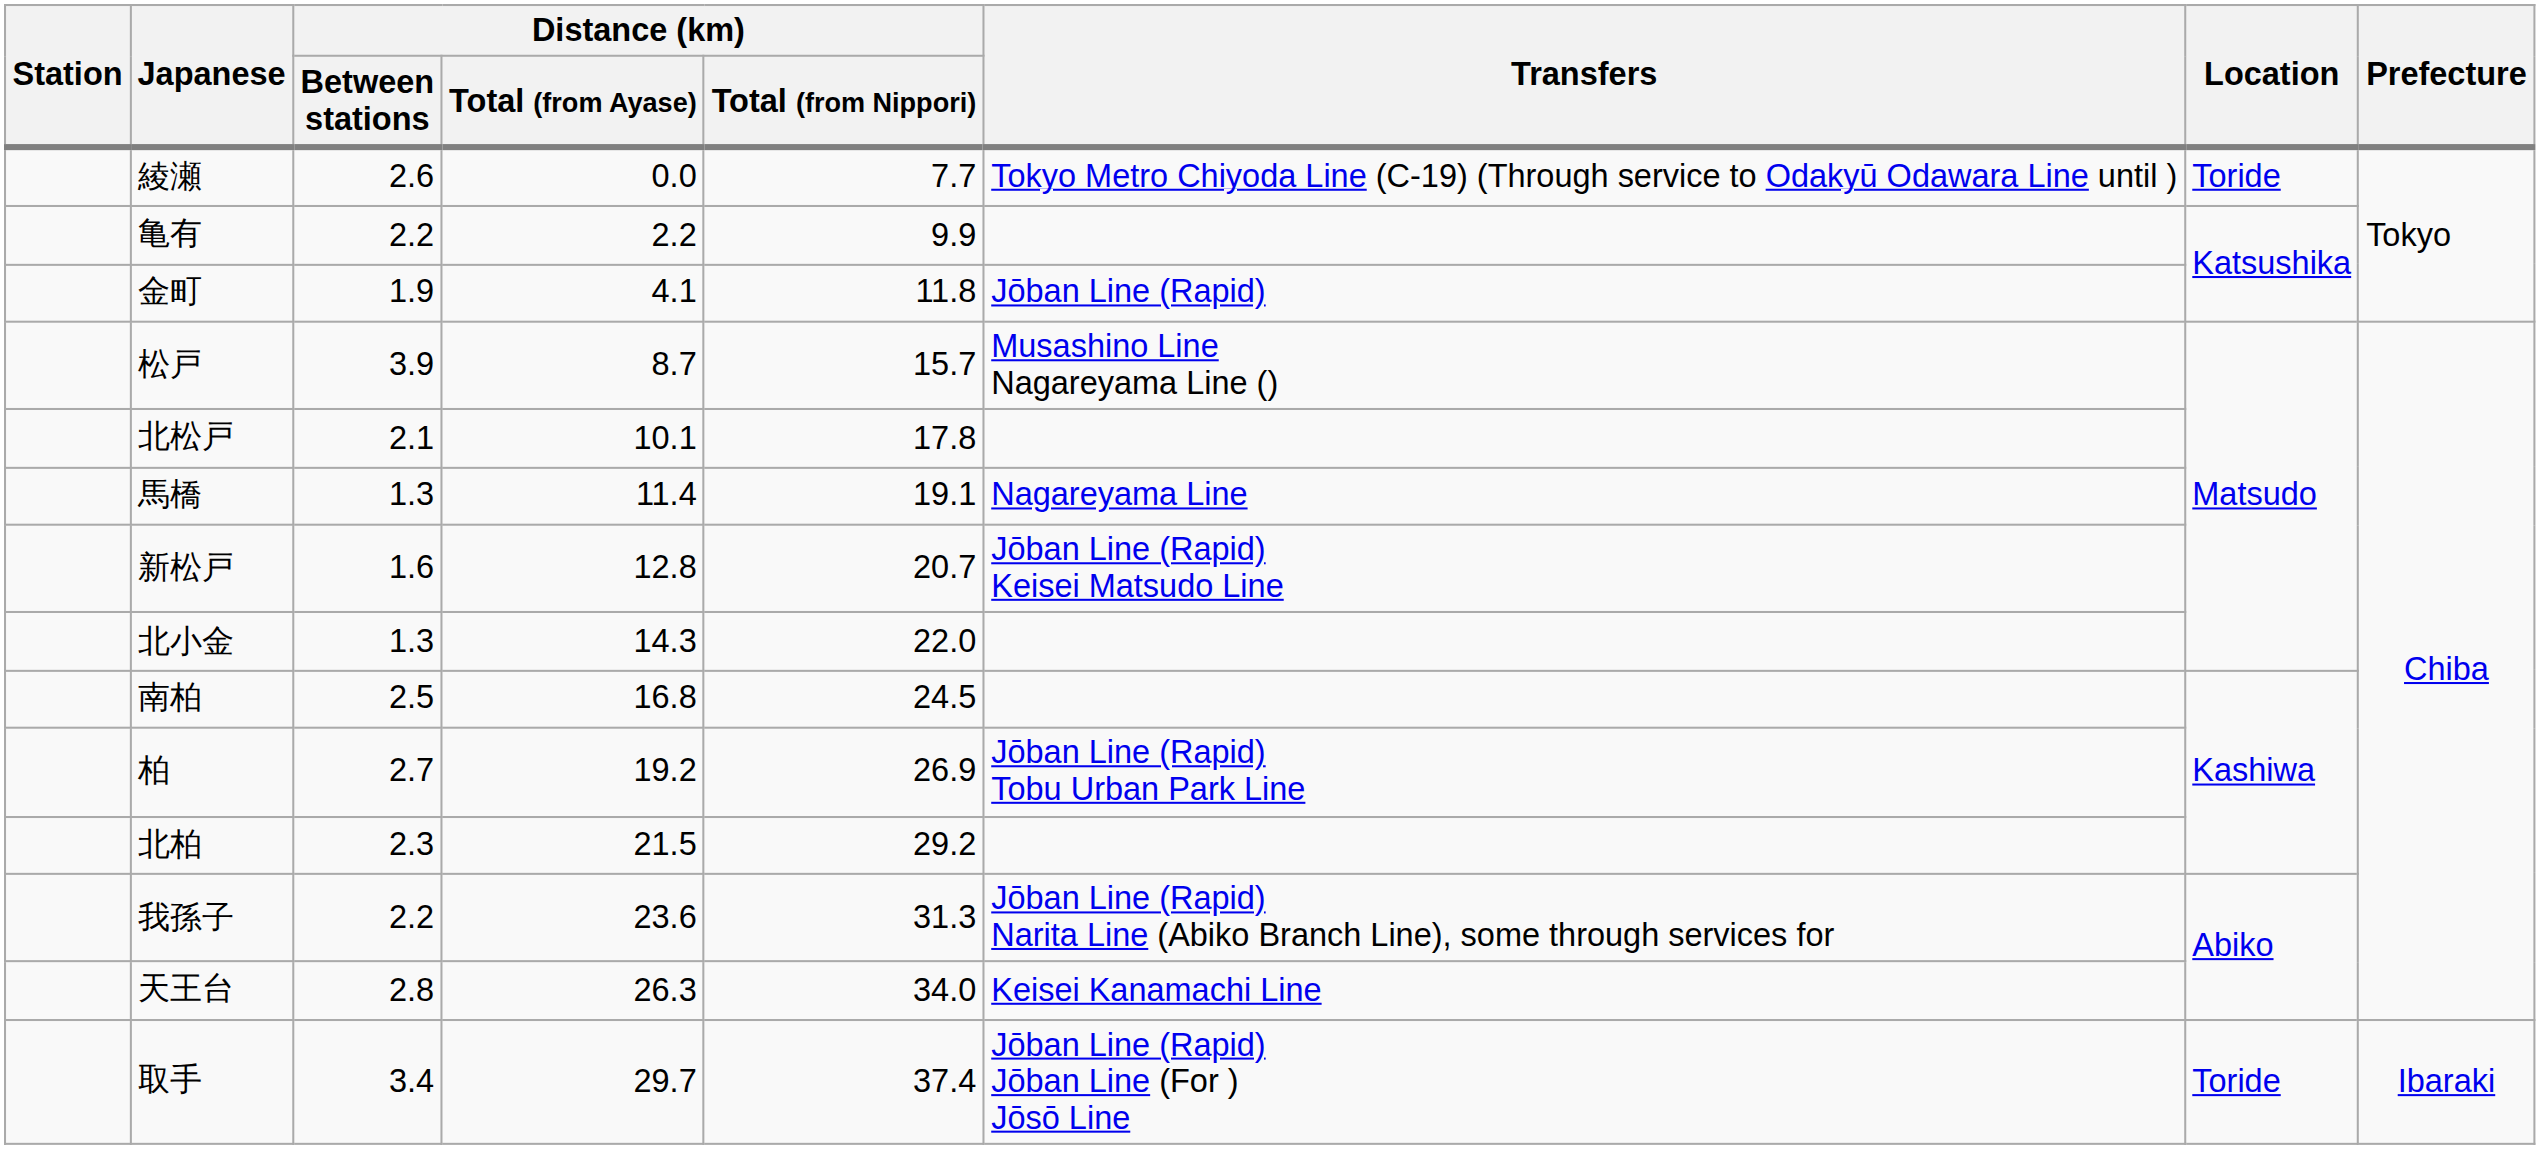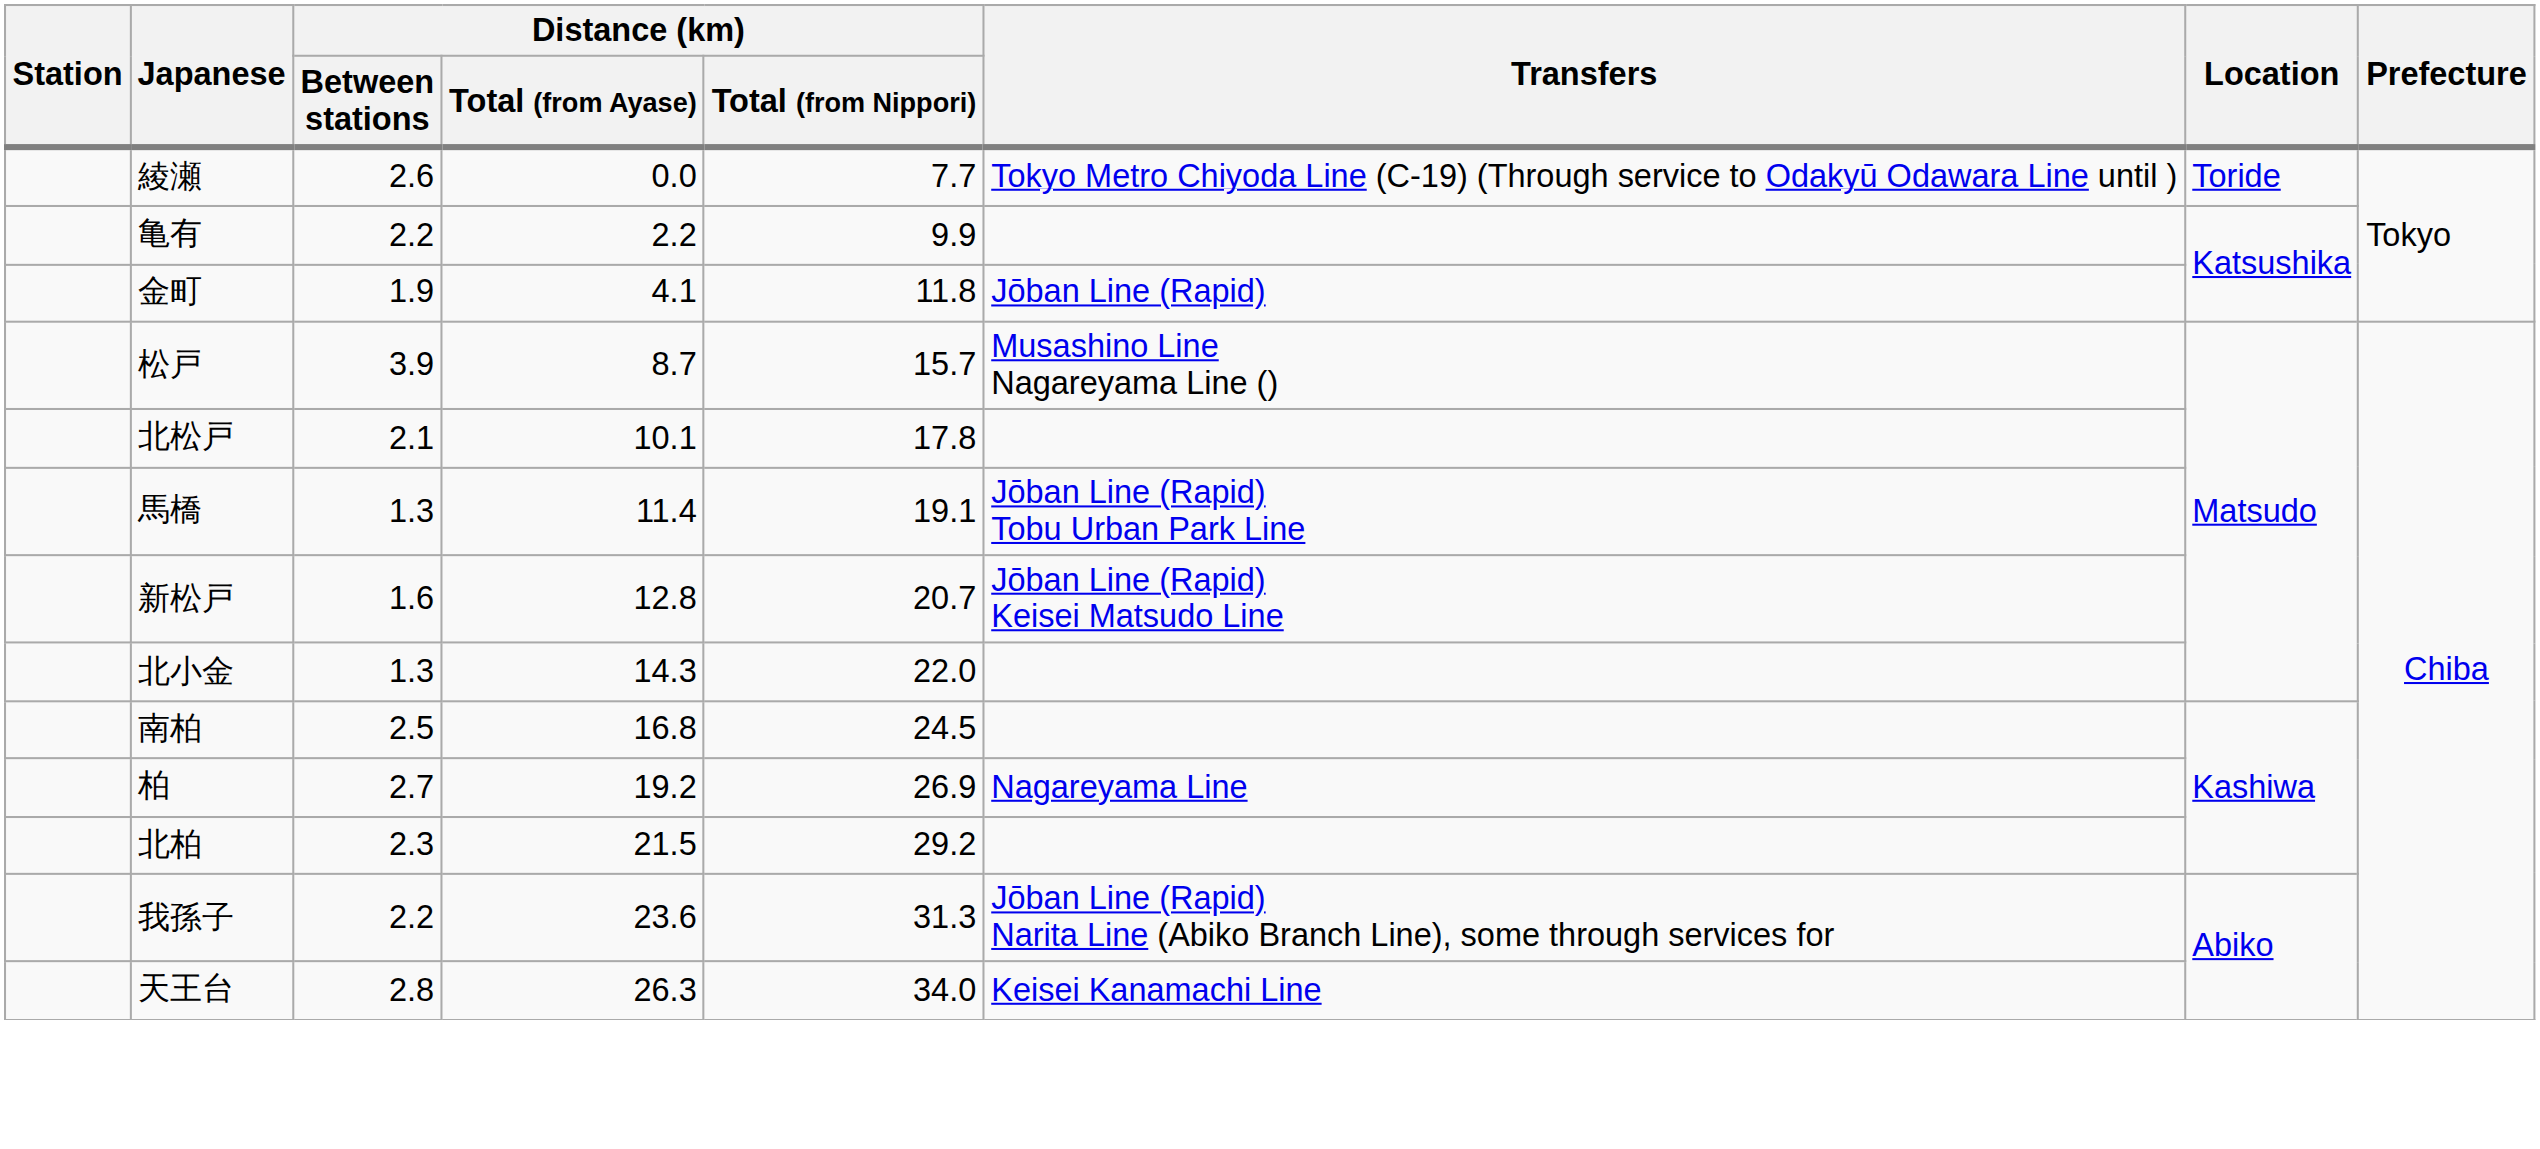(1119, 495) Nagareyama Line -> (1148, 510) Jōban Line (Rapid) Tobu Urban Park Line
(1148, 771) Jōban Line (Rapid) Tobu Urban Park Line -> (1119, 786) Nagareyama Line
- row: (170, 1080)
